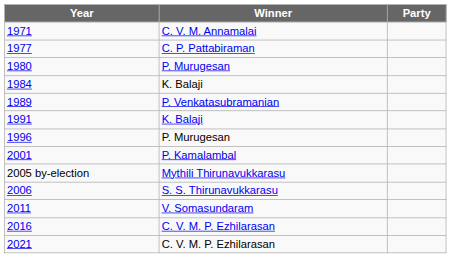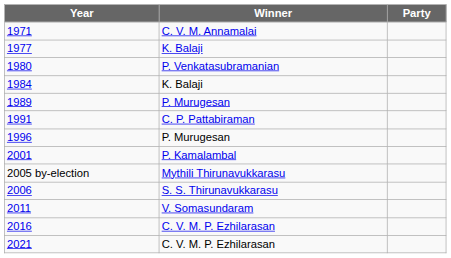(208, 48) C. P. Pattabiraman -> (182, 48) K. Balaji
(196, 66) P. Murugesan -> (220, 66) P. Venkatasubramanian
(220, 102) P. Venkatasubramanian -> (196, 102) P. Murugesan
(182, 119) K. Balaji -> (208, 119) C. P. Pattabiraman
